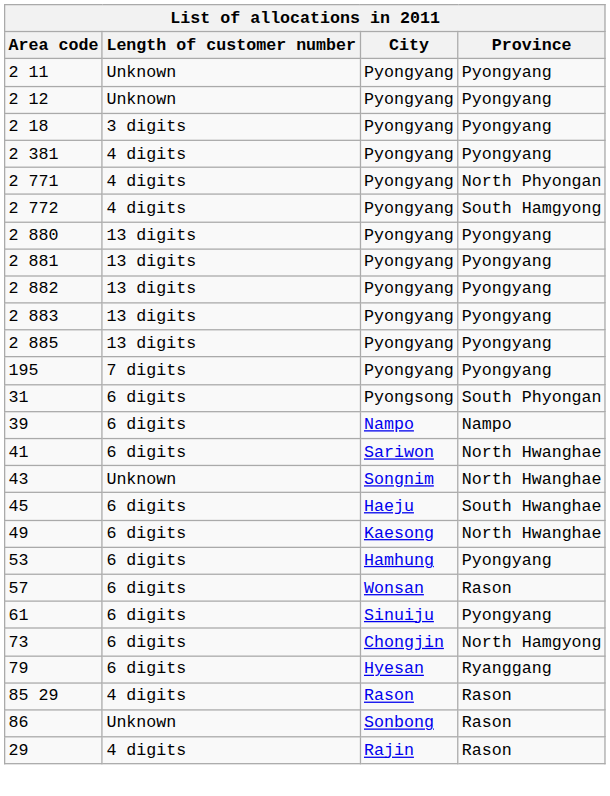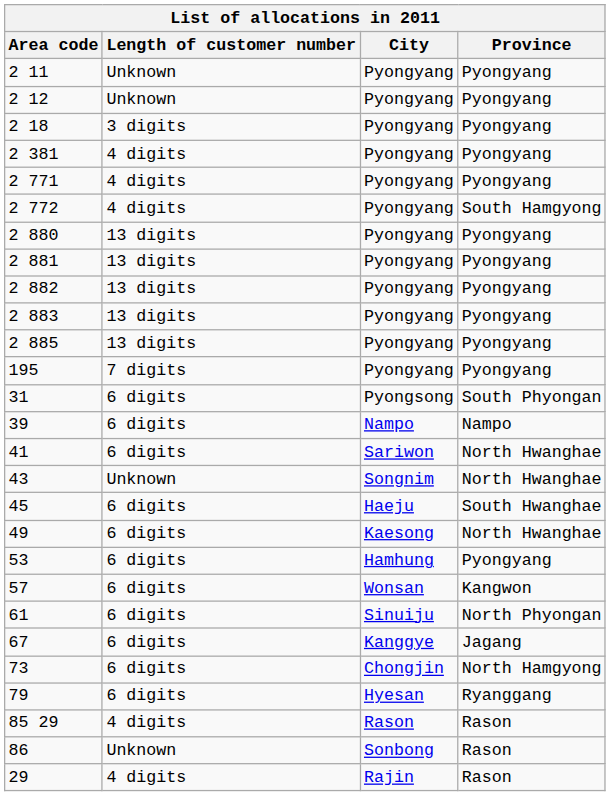(532, 181) North Phyongan -> (507, 181) Pyongyang
(487, 588) Rason -> (497, 588) Kangwon
(507, 615) Pyongyang -> (532, 615) North Phyongan
+ row: (19, 642)
